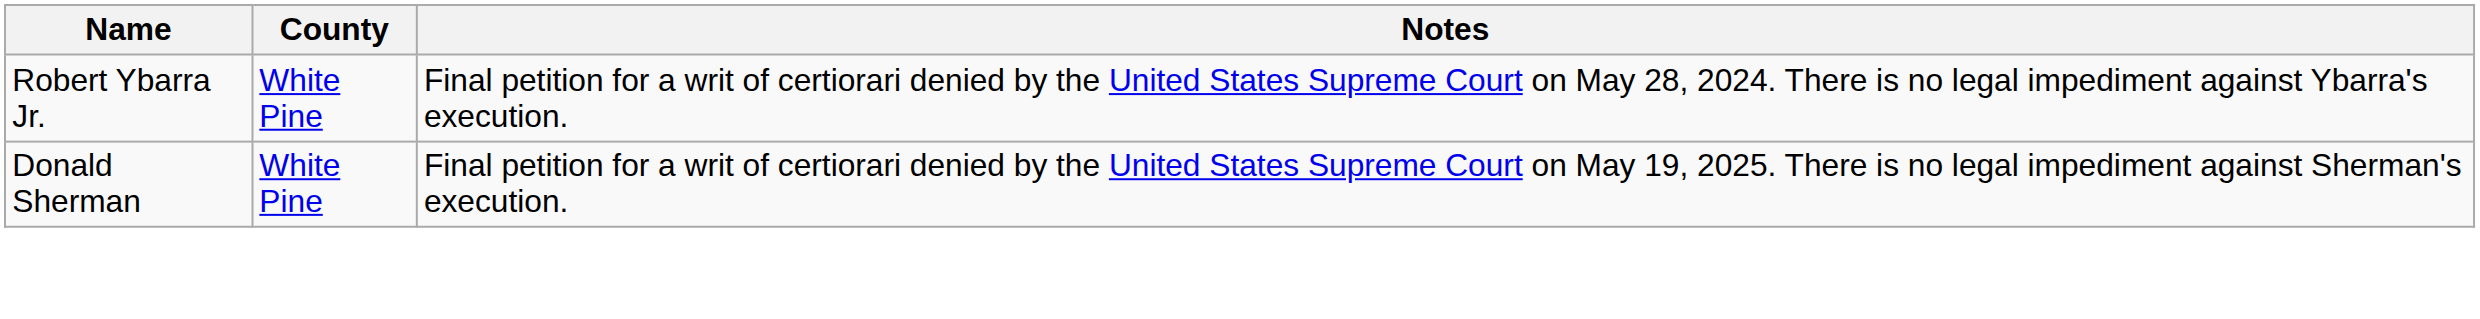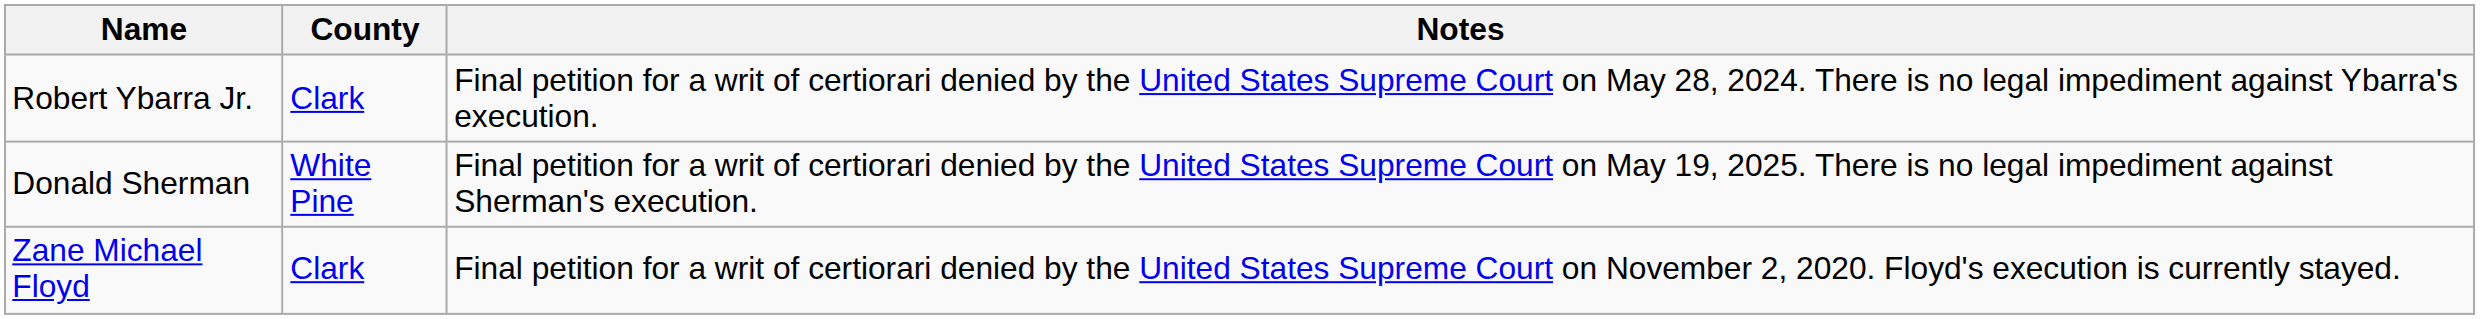(300, 97) White Pine -> (327, 97) Clark
+ row: (107, 269)
